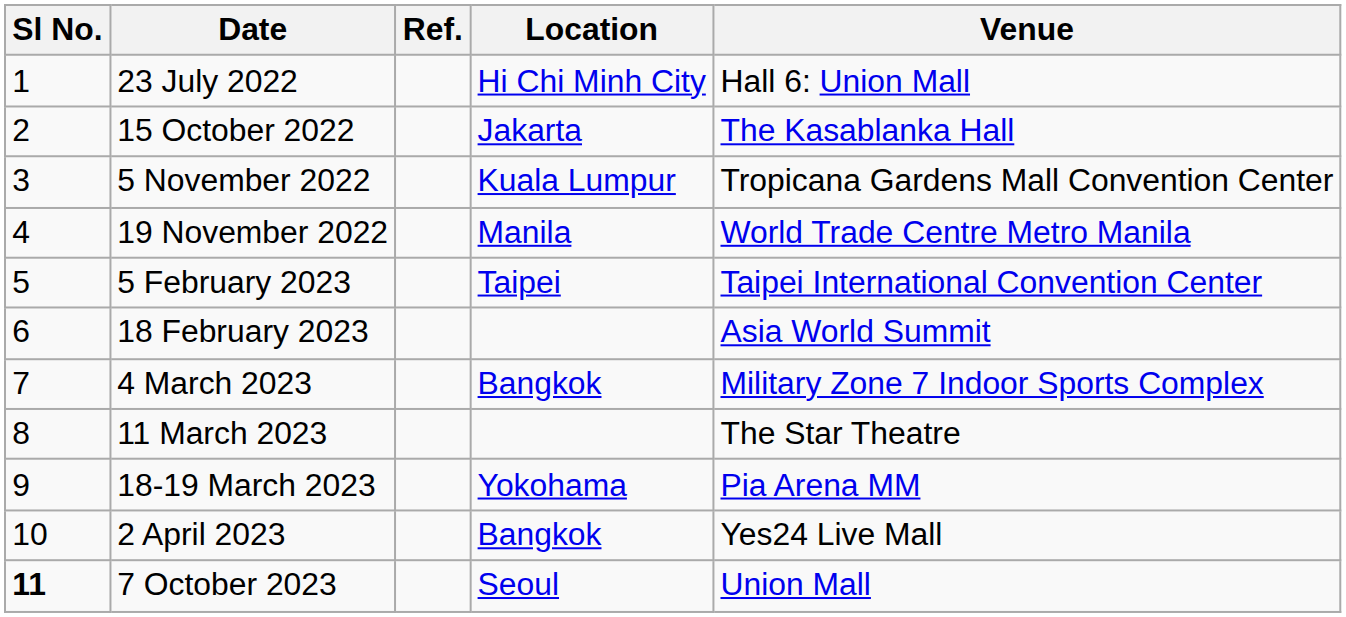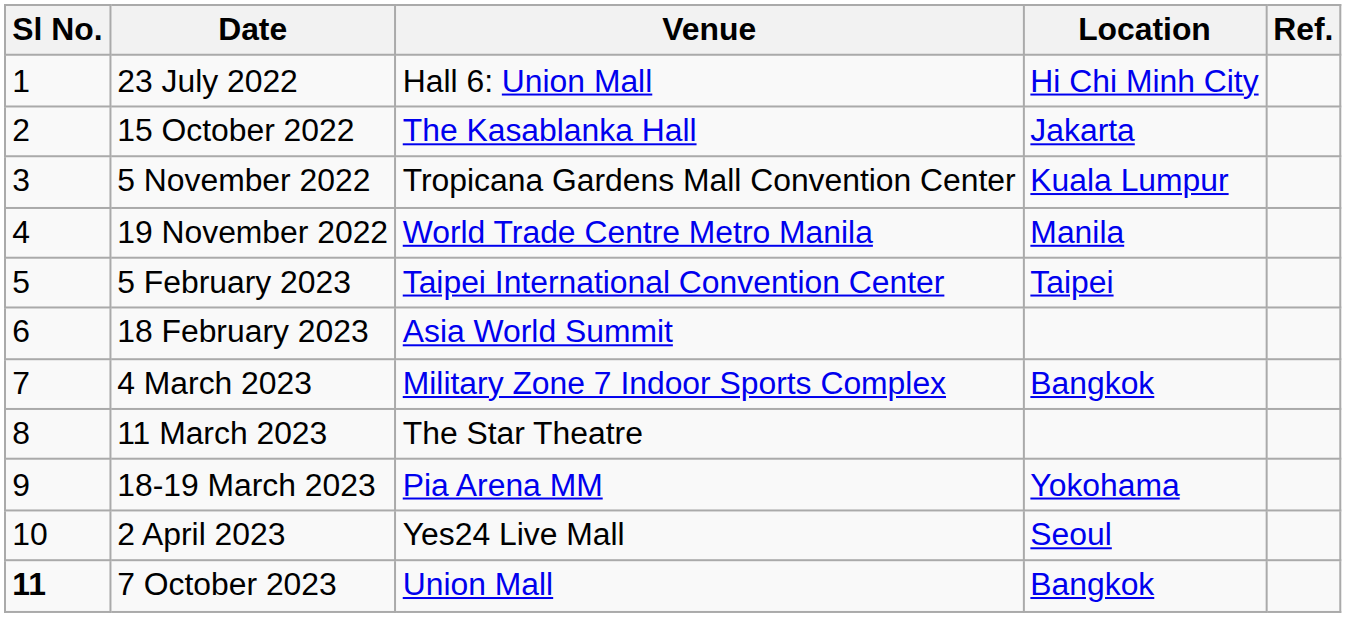columns swapped: (1027, 29) <-> (433, 29)
(540, 534) Bangkok -> (1071, 534) Seoul
(518, 585) Seoul -> (1092, 585) Bangkok
